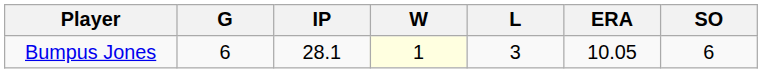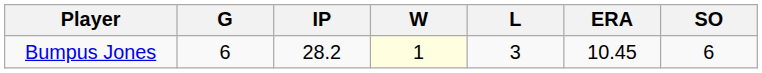(322, 51) 28.1 -> (322, 51) 28.2
(612, 51) 10.05 -> (612, 51) 10.45
